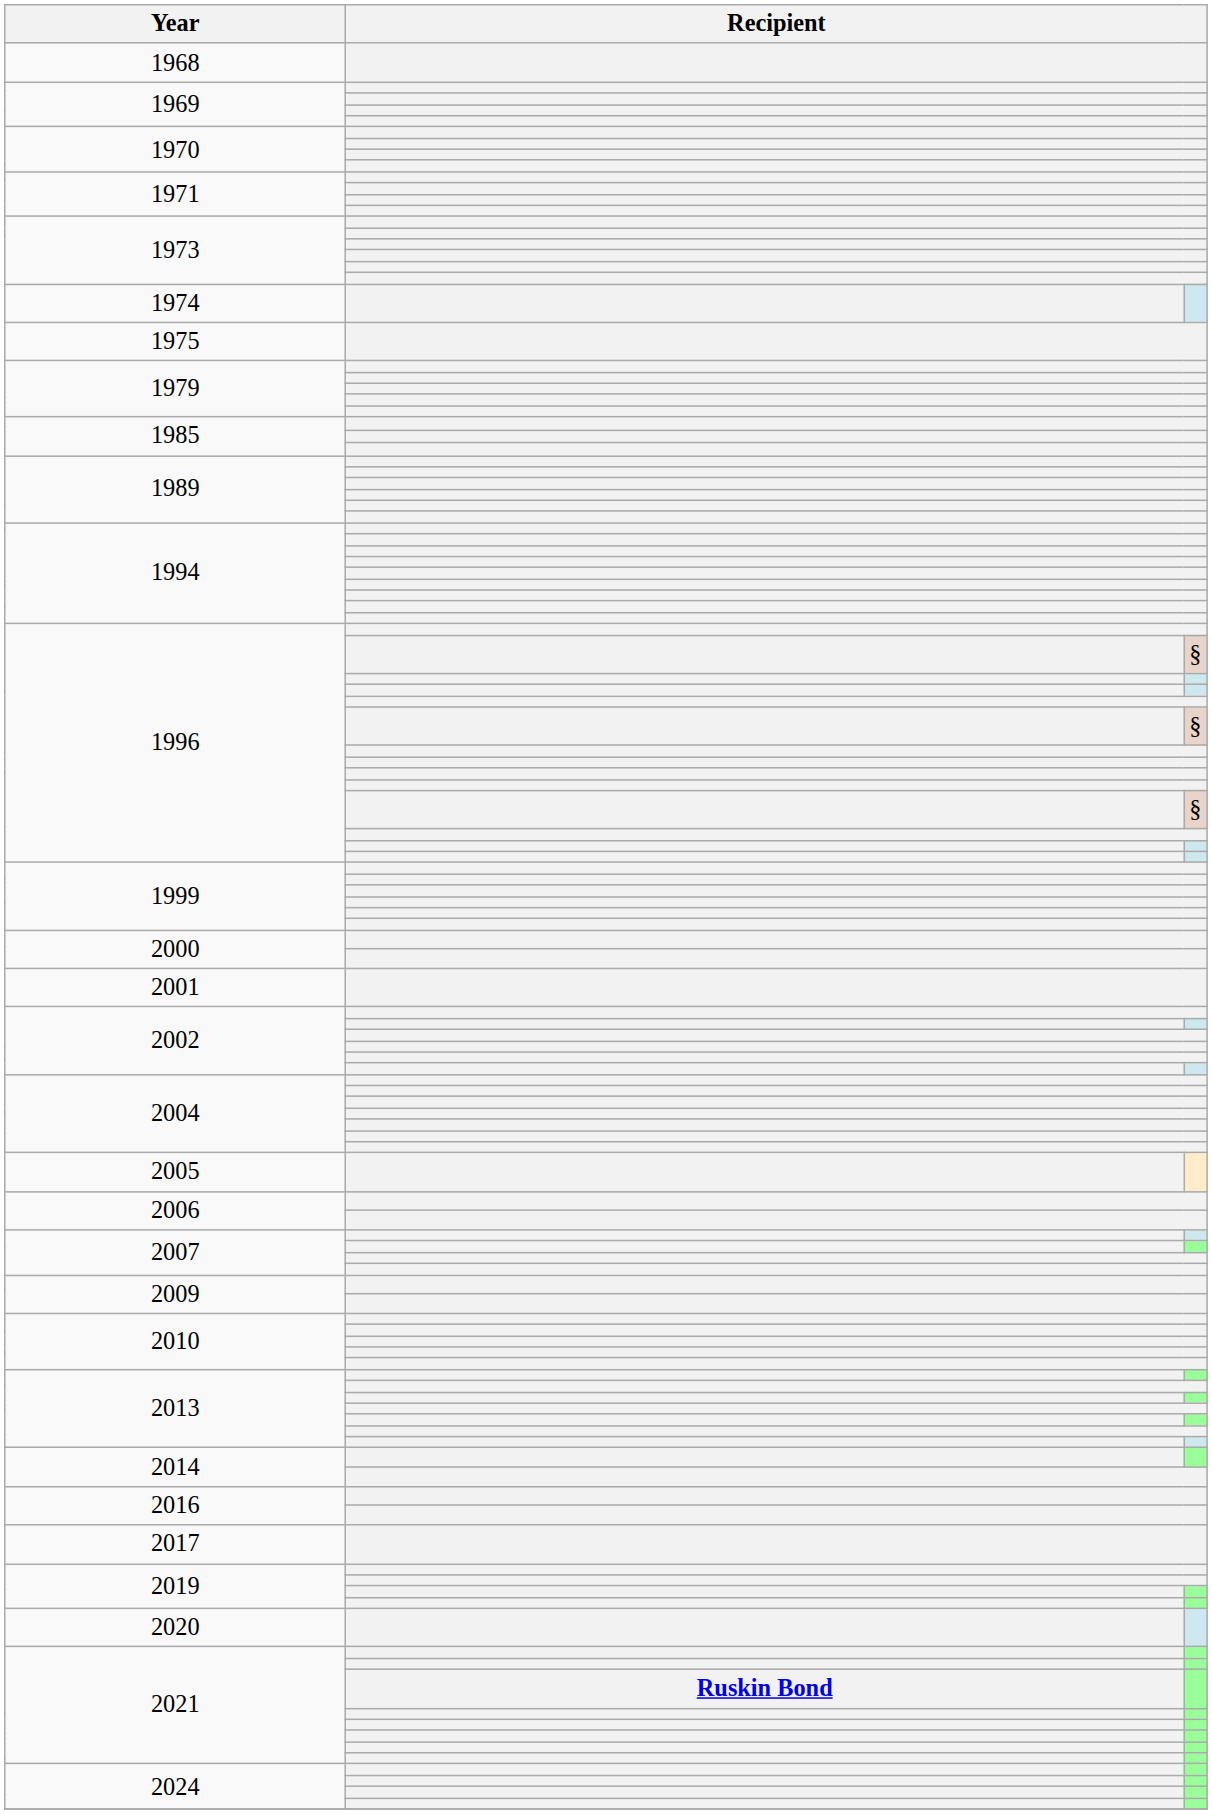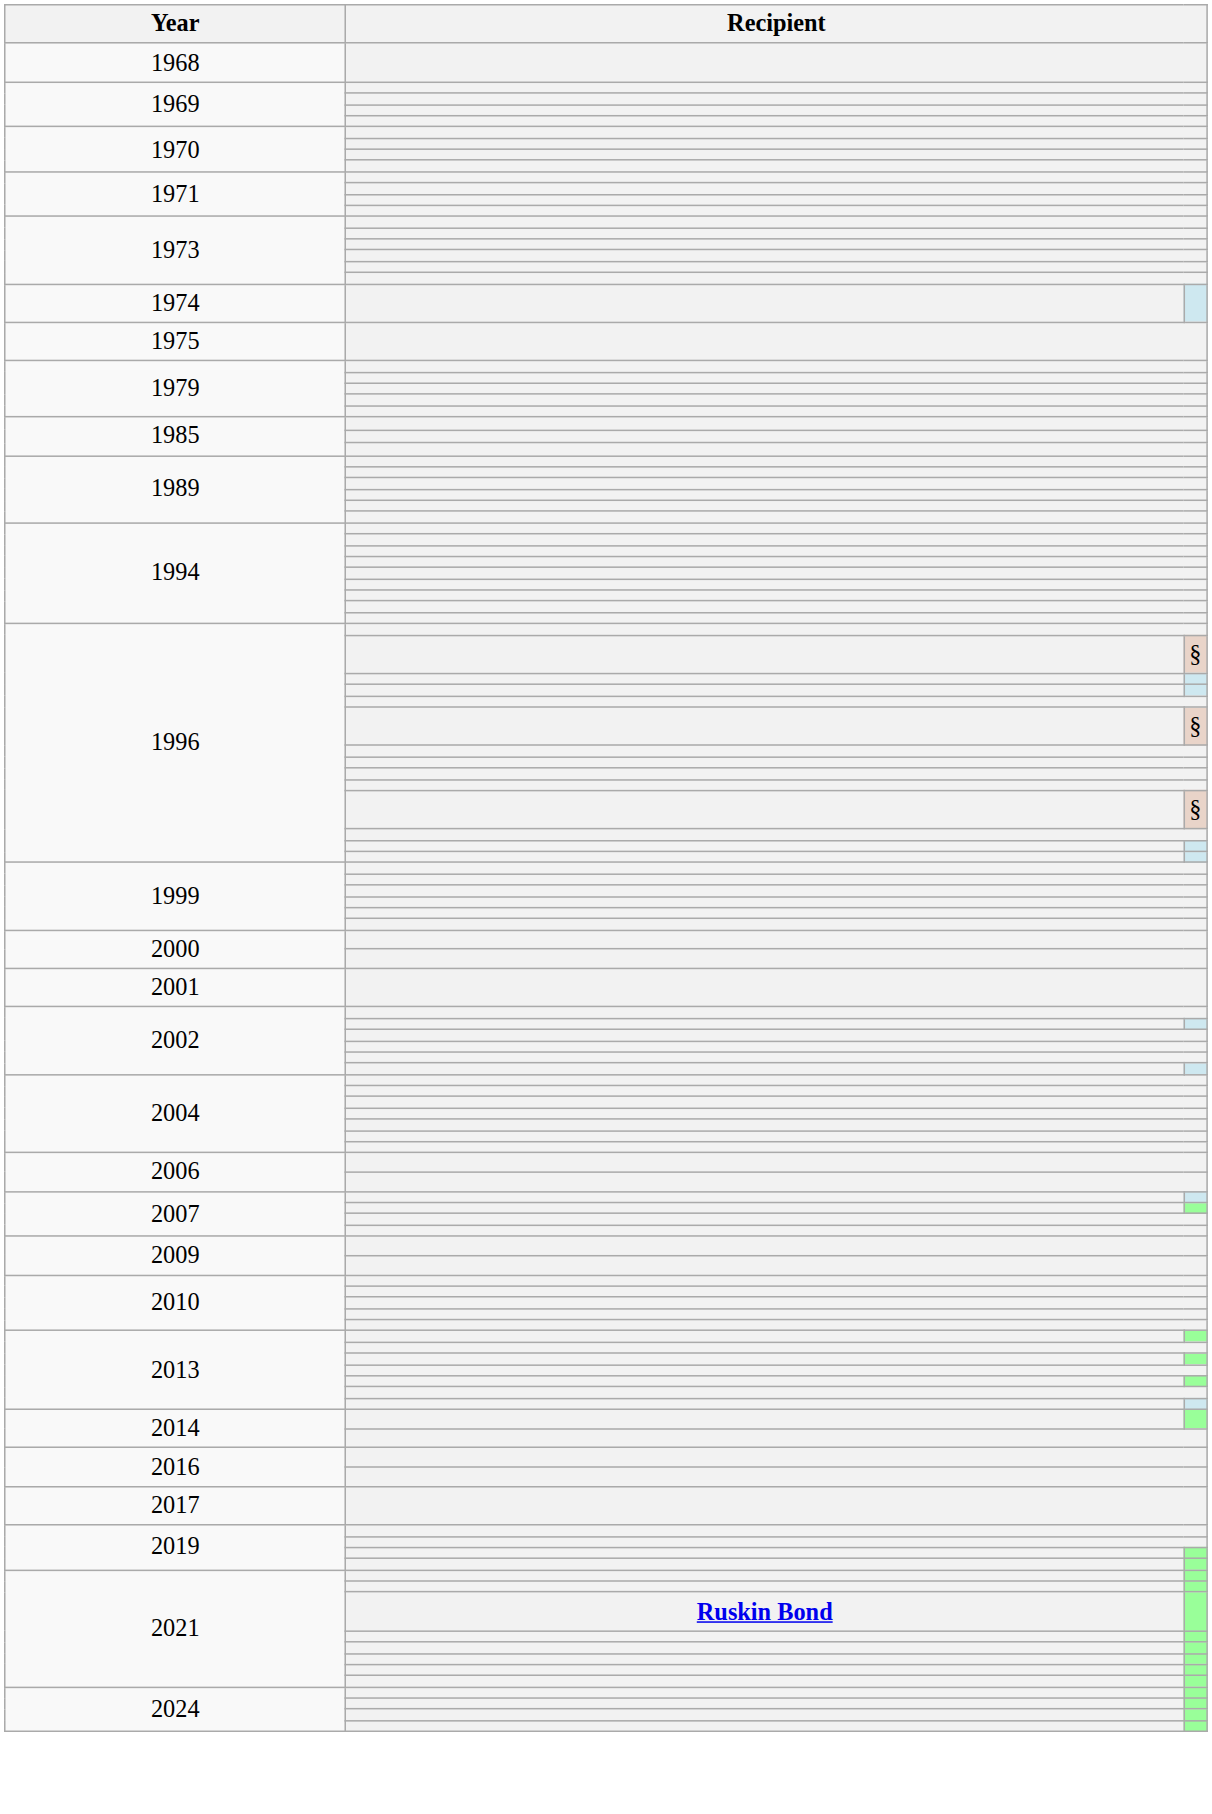- row: (175, 1171)
- row: (175, 1627)
